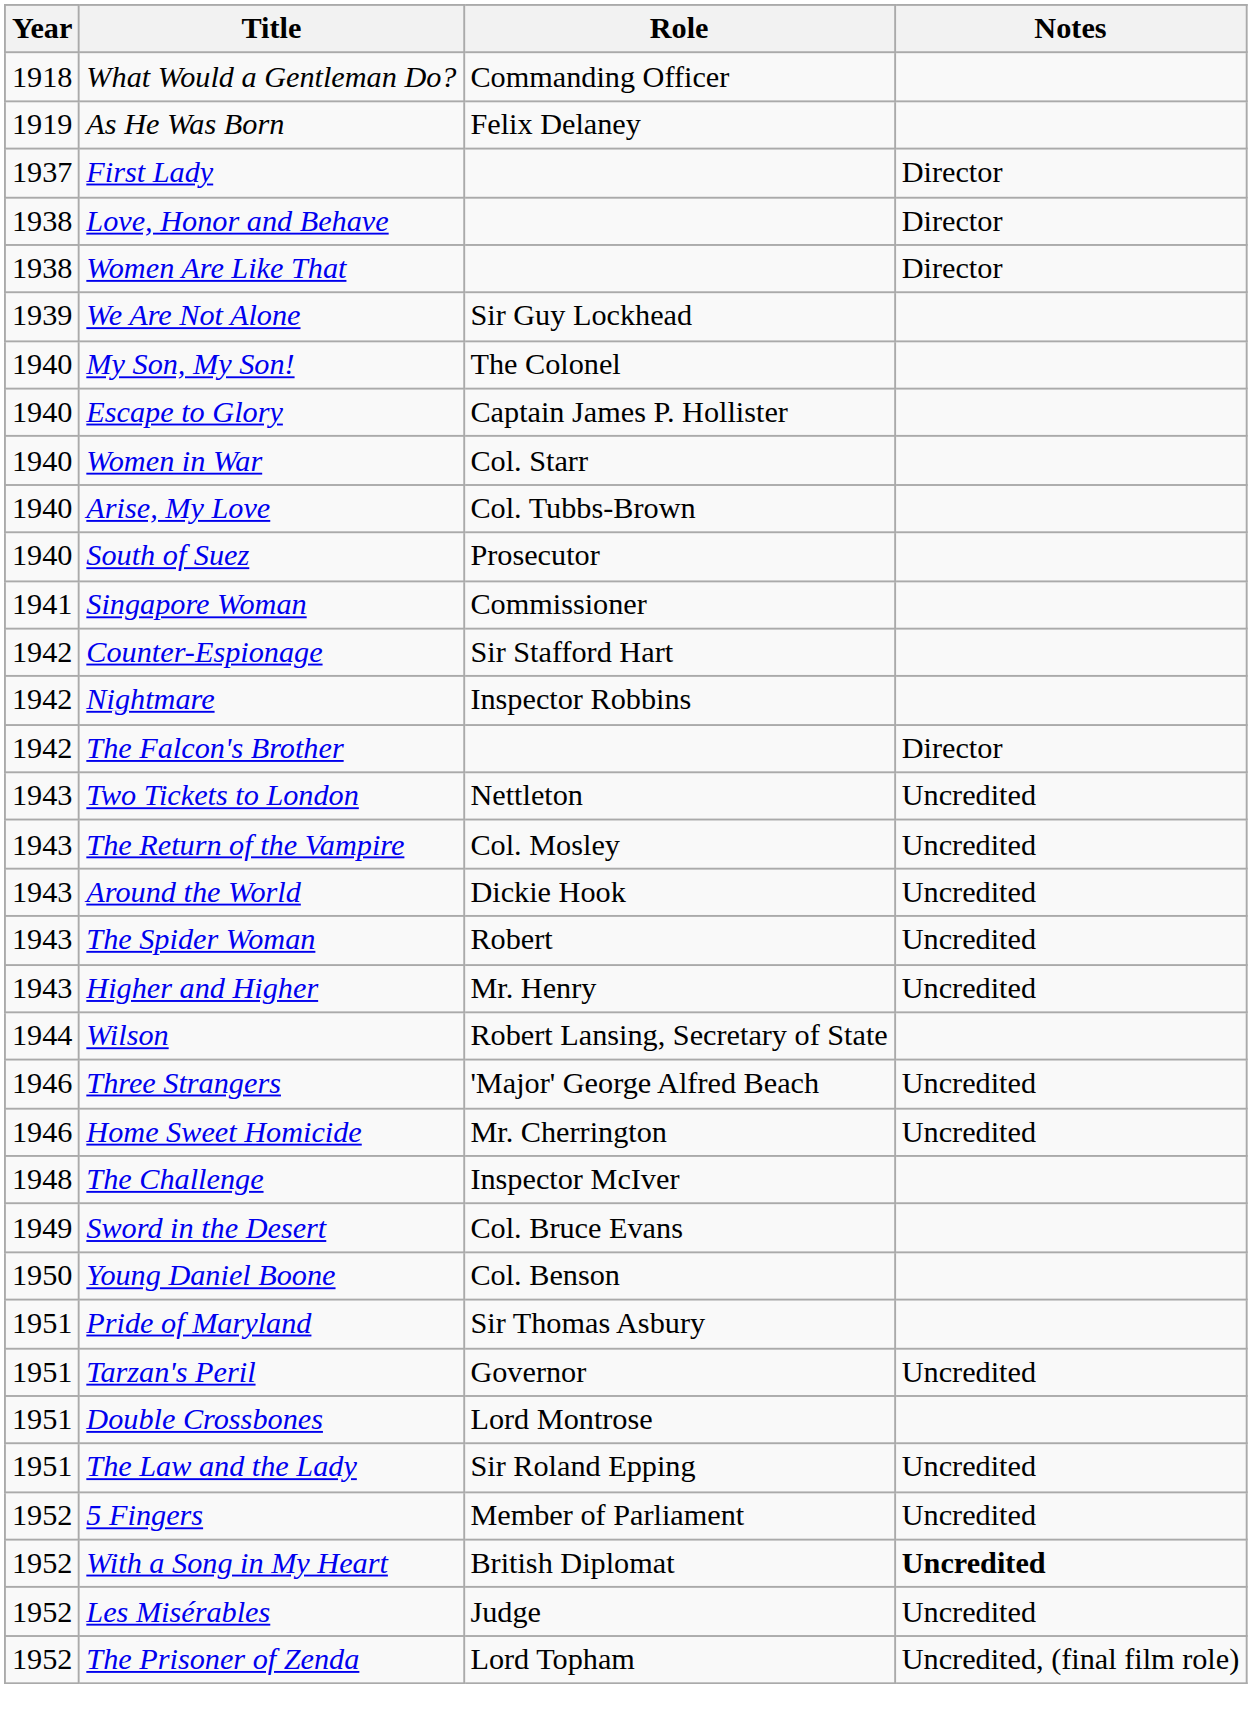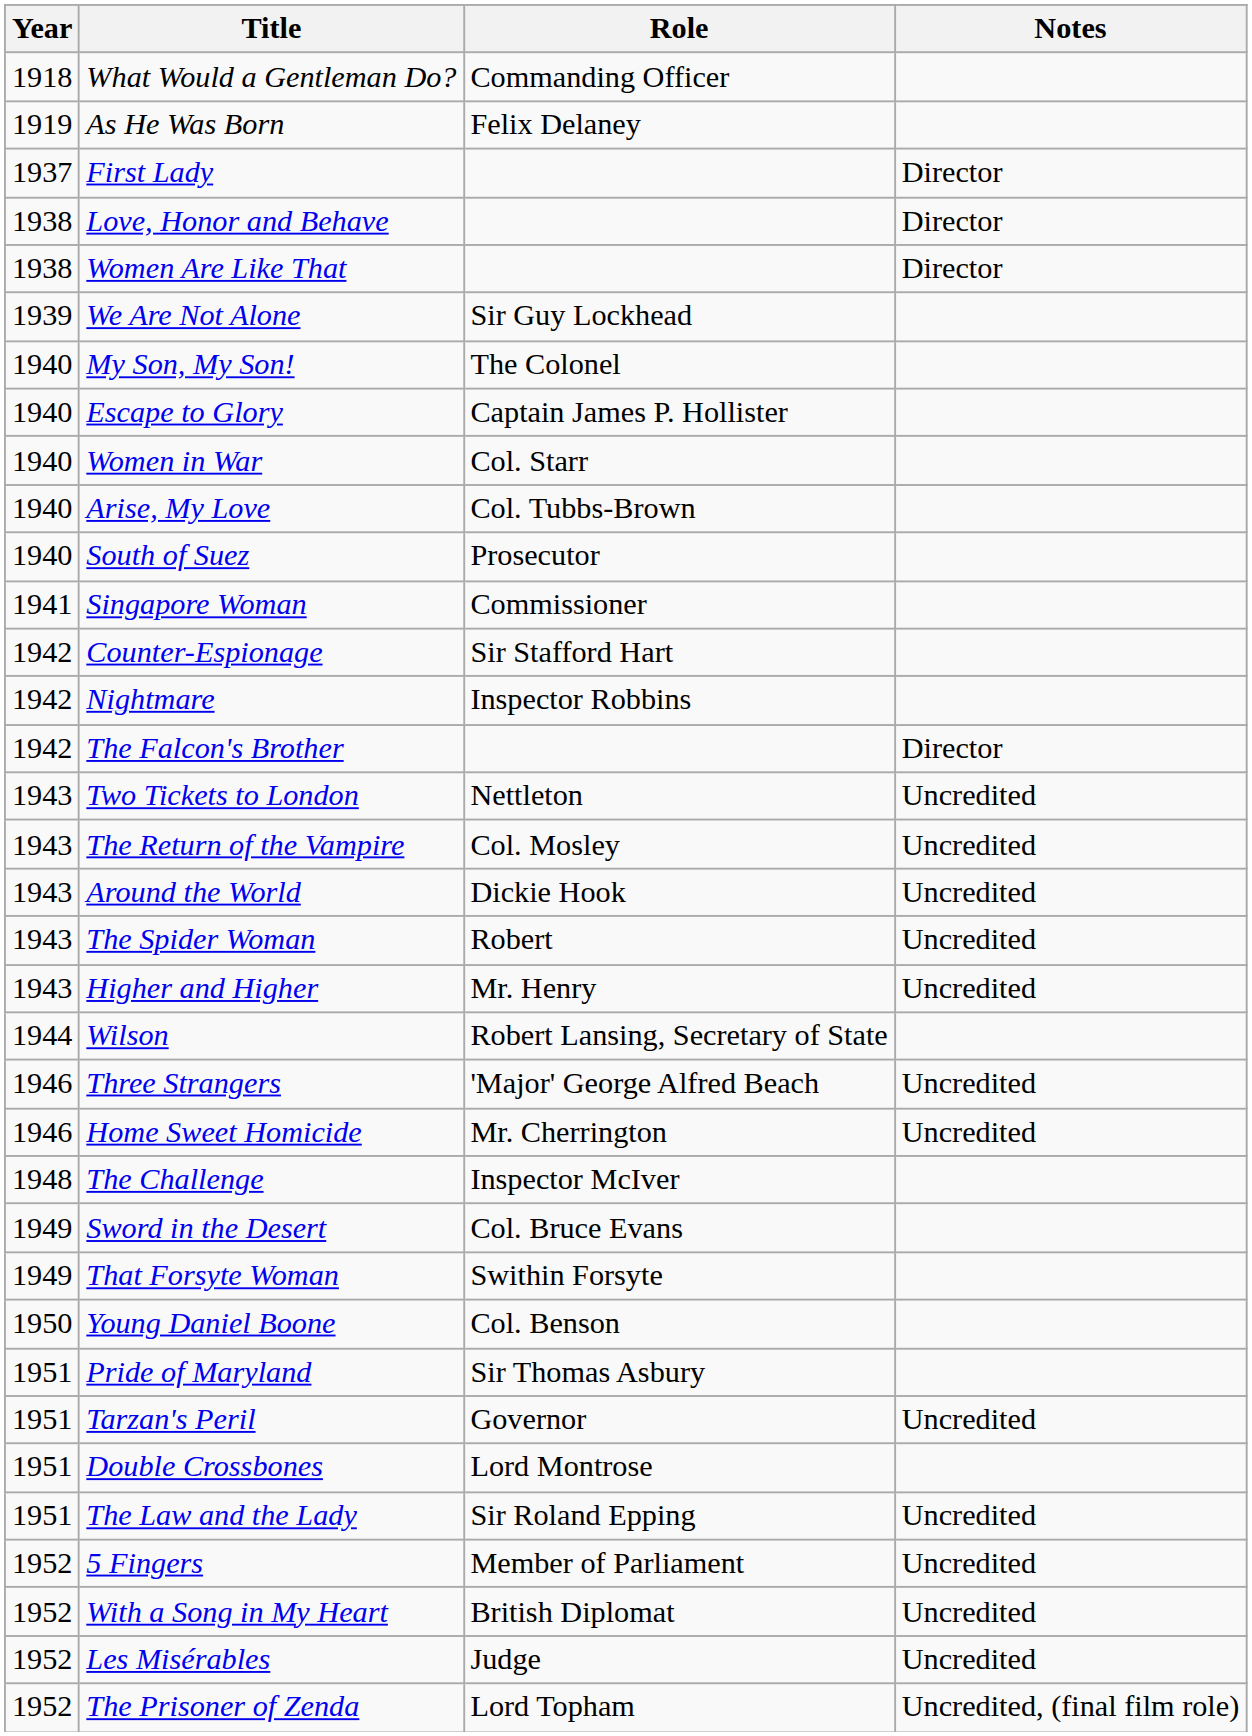+ row: (213, 1275)
(974, 1563) bold -> (969, 1611) normal
